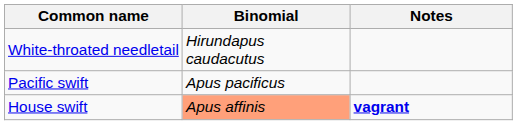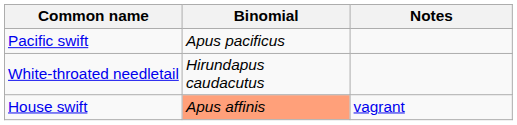rows swapped: (93, 49) <-> (48, 82)
(381, 107) bold -> (379, 107) normal
